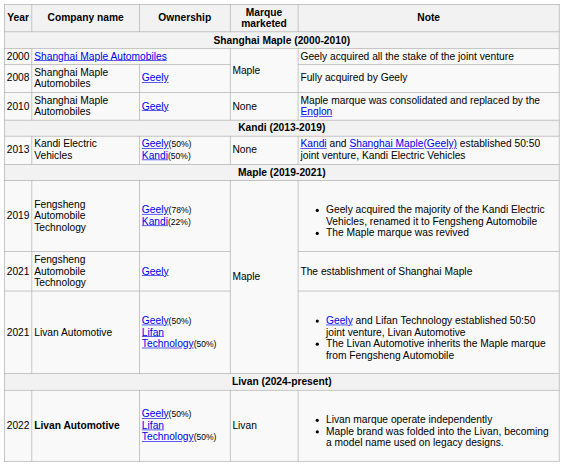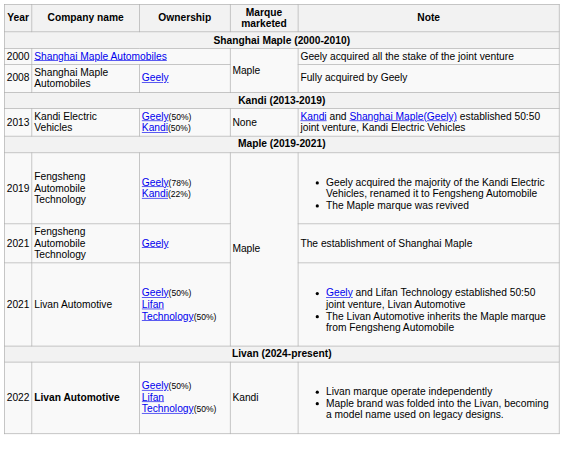- row: (18, 106)
(245, 425) Livan -> (245, 397) Kandi
